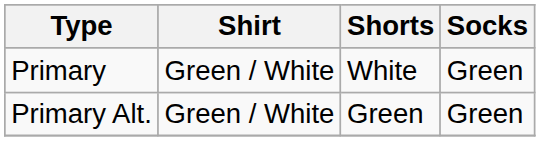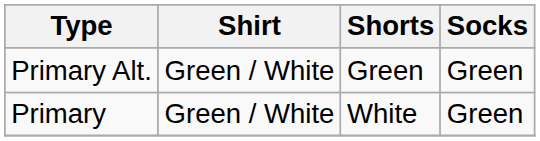rows swapped: (59, 69) <-> (82, 113)
